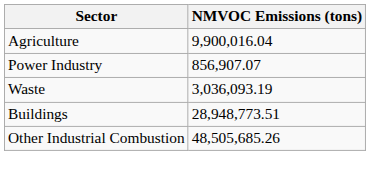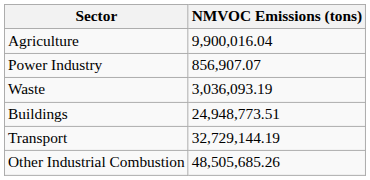(236, 114) 28,948,773.51 -> (236, 114) 24,948,773.51
+ row: (38, 138)
